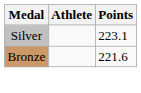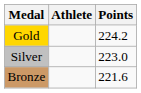+ row: (26, 35)
(113, 35) 223.1 -> (113, 56) 223.0
